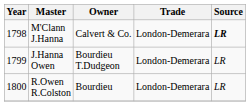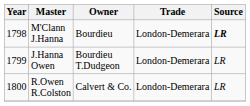(104, 33) Calvert & Co. -> (94, 33) Bourdieu
(94, 87) Bourdieu -> (104, 87) Calvert & Co.
